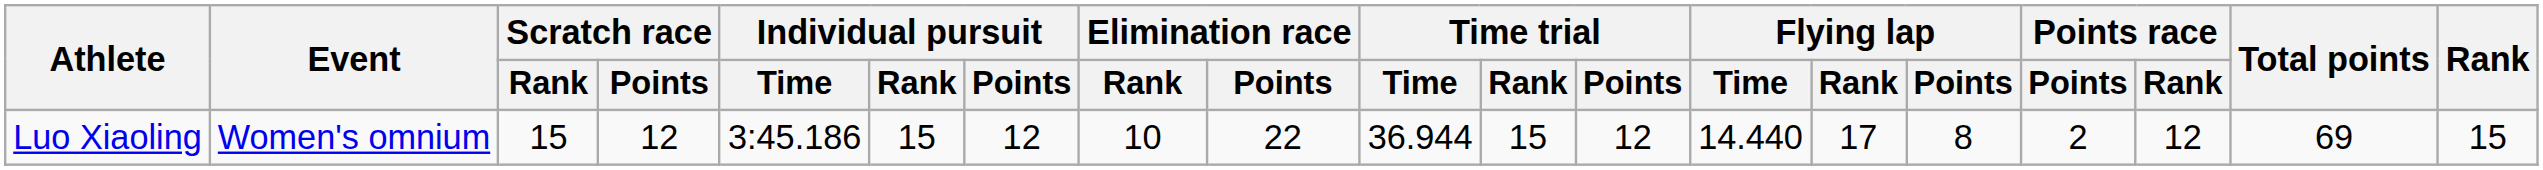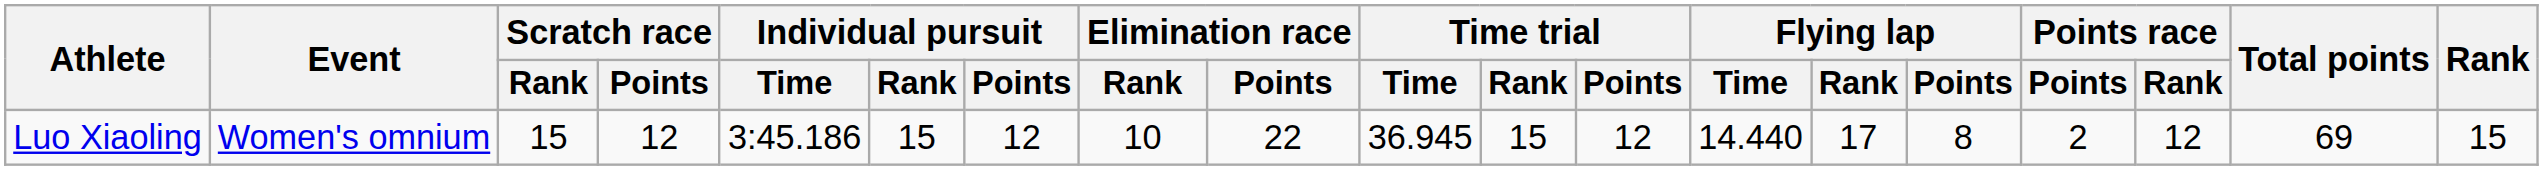(1420, 138) 36.944 -> (1420, 138) 36.945
